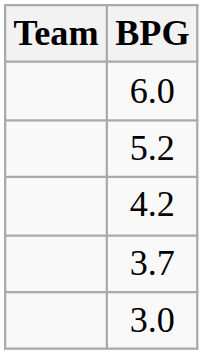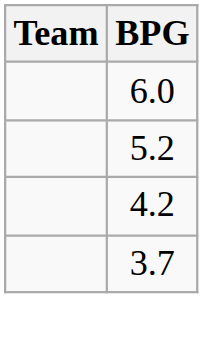- row: (152, 319)
